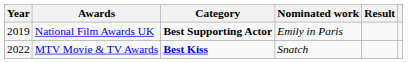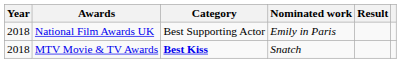(18, 31) 2019 -> (18, 31) 2018
(218, 31) bold -> (214, 31) normal
(18, 49) 2022 -> (18, 49) 2018
